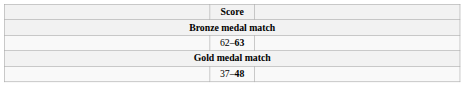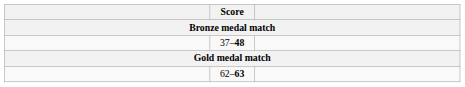rows swapped: (232, 74) <-> (232, 43)
